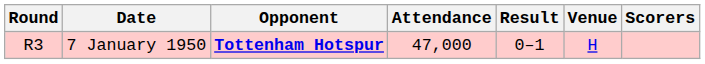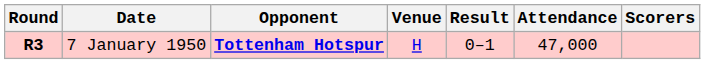columns swapped: (592, 18) <-> (442, 18)
(34, 45) normal -> (34, 45) bold
